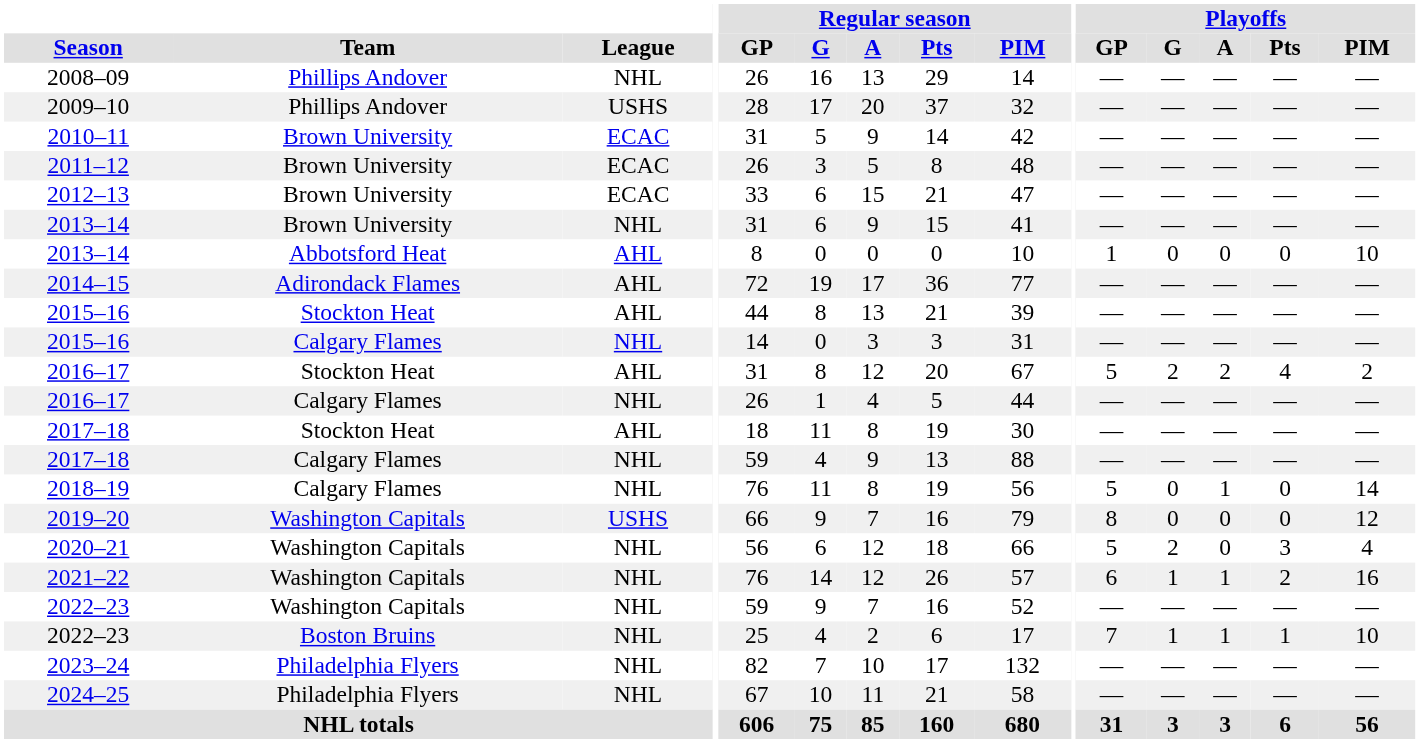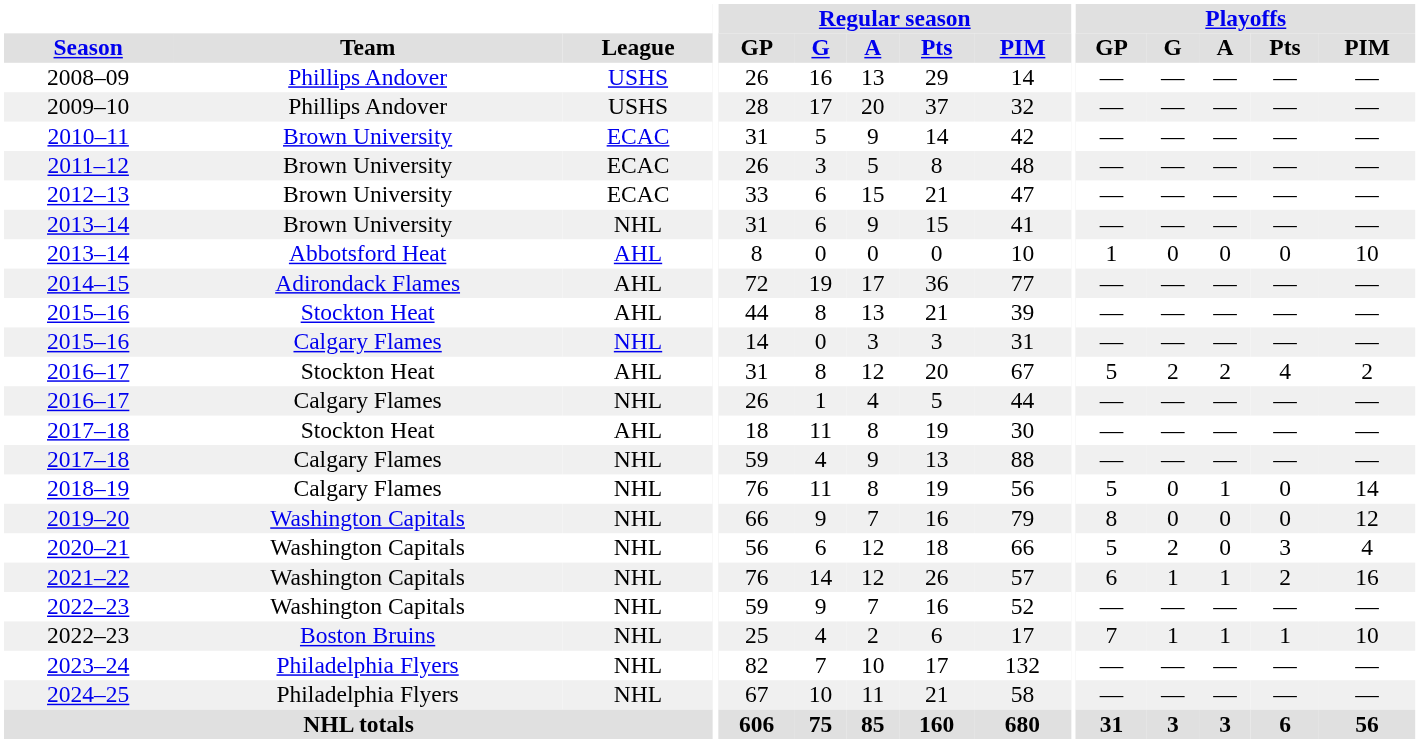(638, 77) NHL -> (638, 77) USHS
(638, 518) USHS -> (638, 518) NHL
